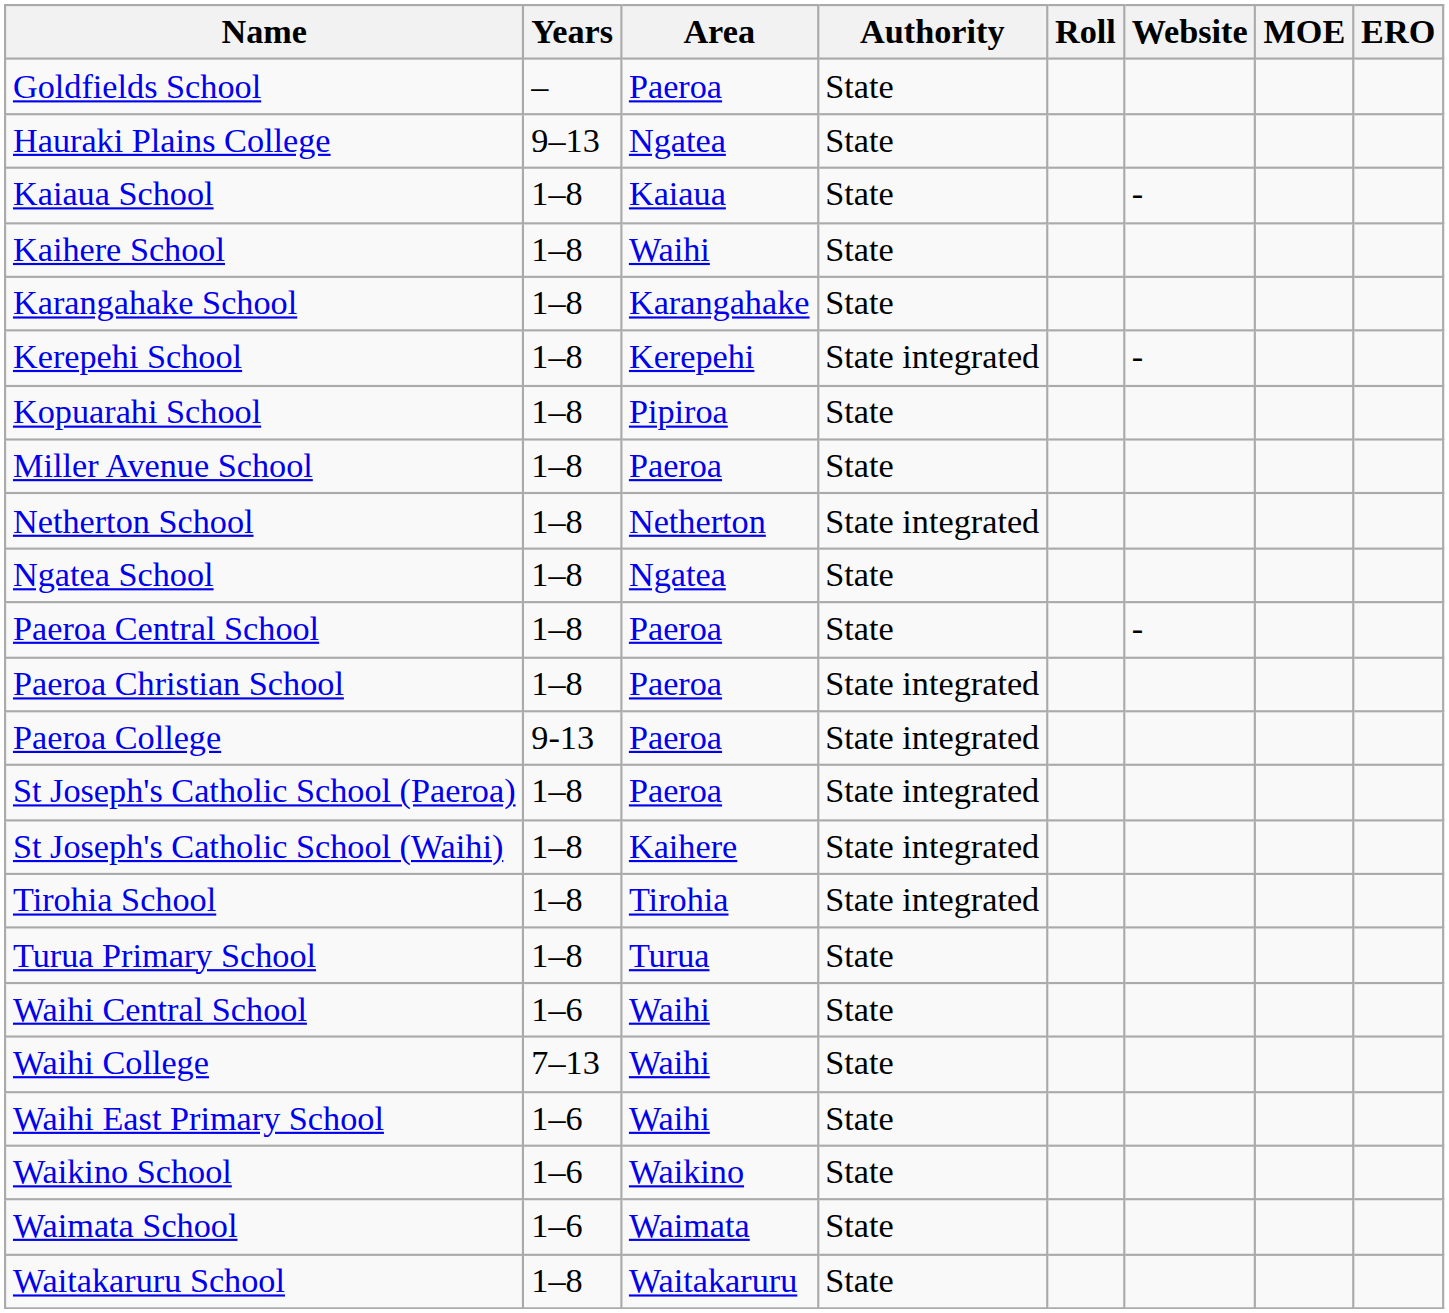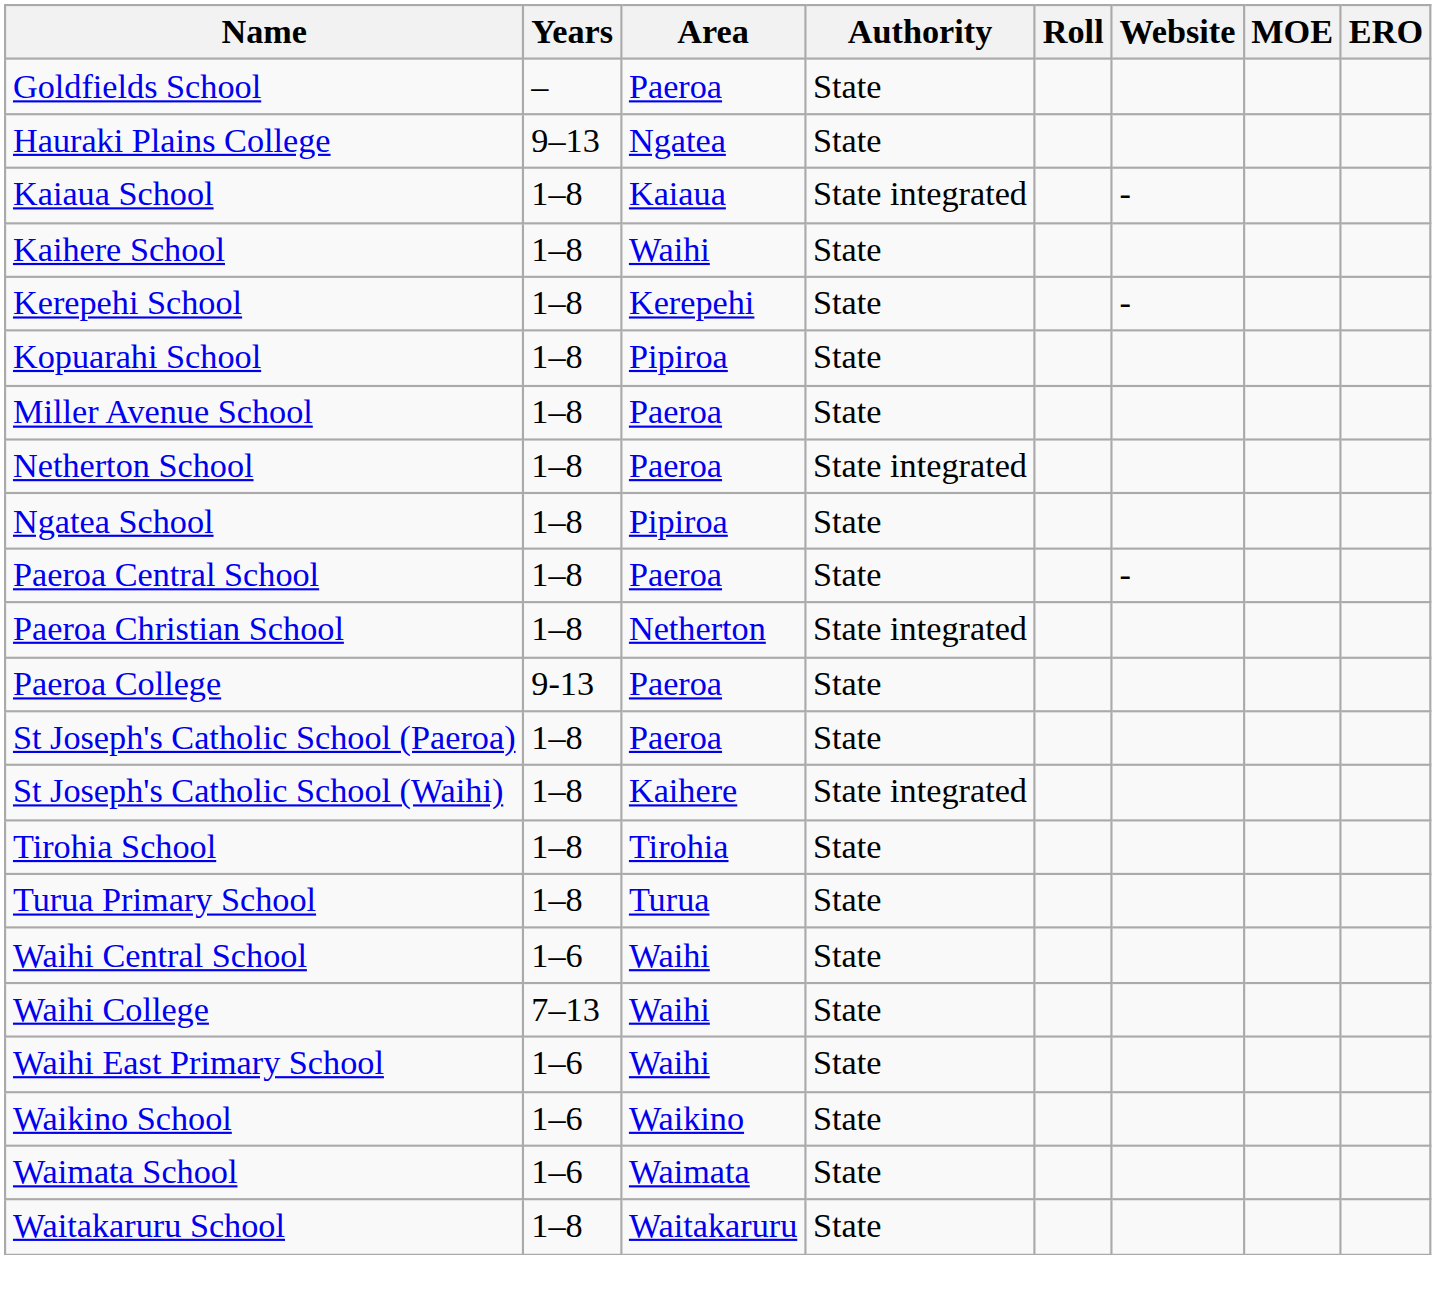(860, 194) State -> (920, 194) State integrated
- row: (155, 303)
(932, 357) State integrated -> (847, 303) State
(697, 520) Netherton -> (675, 466) Paeroa
(677, 574) Ngatea -> (678, 520) Pipiroa
(675, 683) Paeroa -> (697, 628) Netherton
(932, 737) State integrated -> (847, 683) State
(932, 791) State integrated -> (847, 737) State
(932, 900) State integrated -> (847, 846) State
